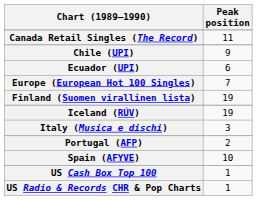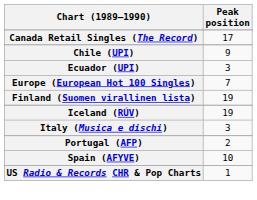(228, 38) 11 -> (228, 38) 17
(228, 68) 6 -> (228, 68) 3
- row: (104, 173)
